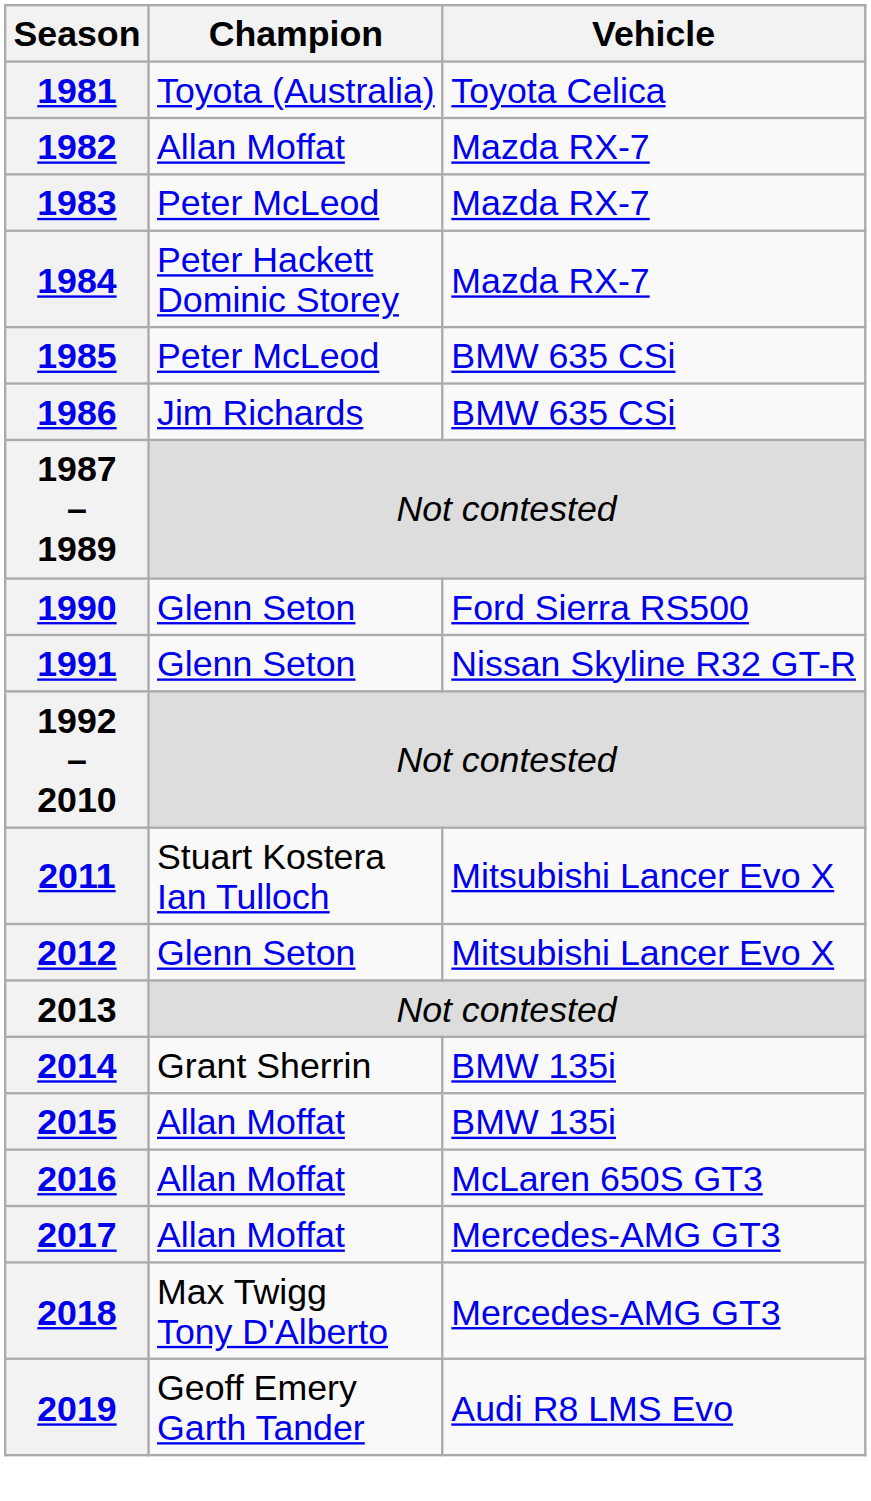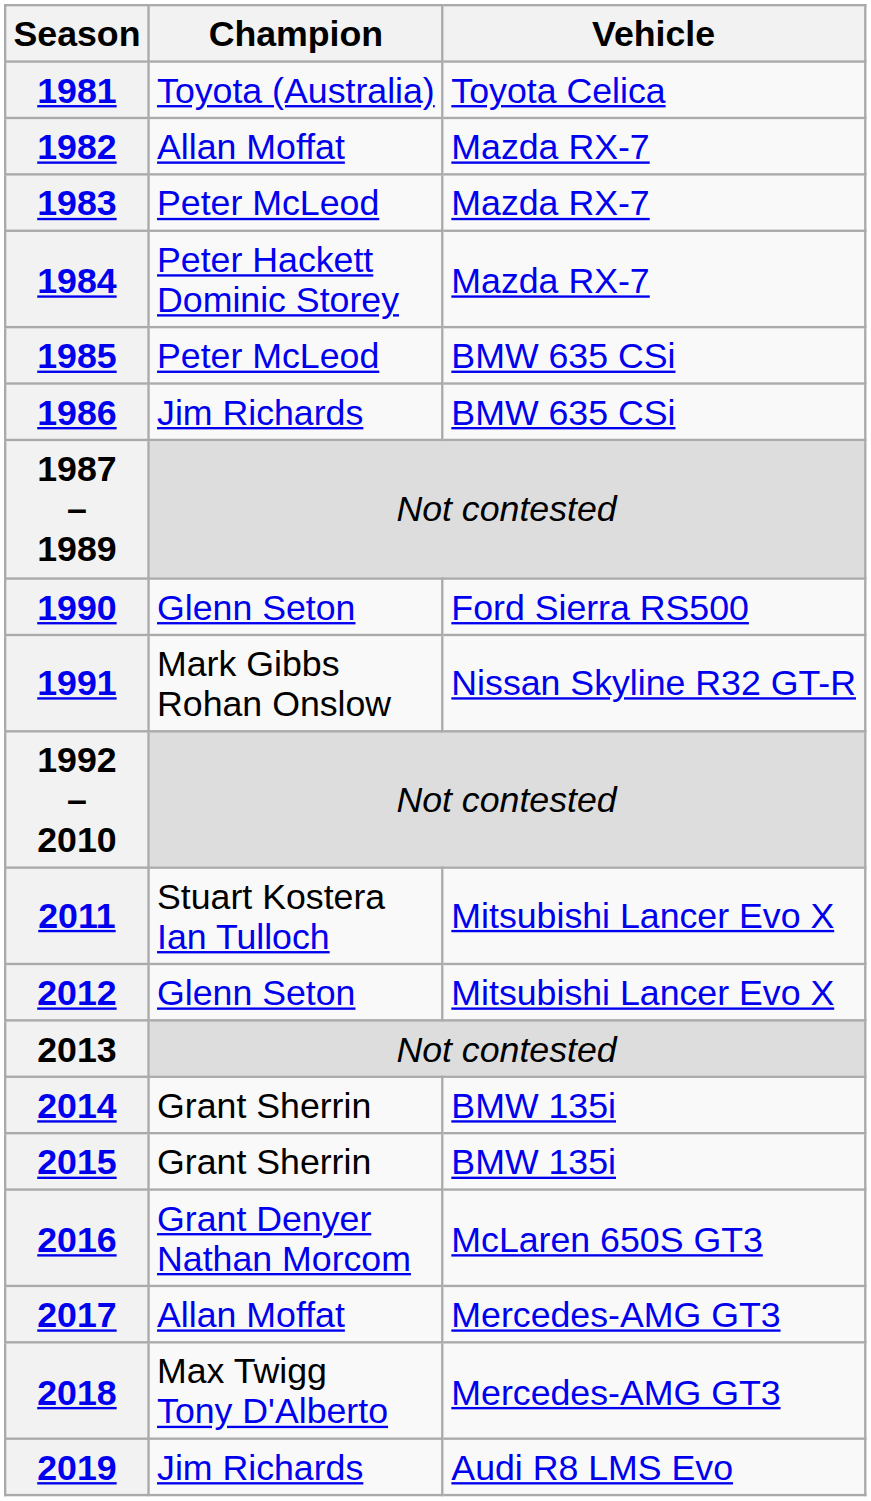(256, 662) Glenn Seton -> (274, 682) Mark Gibbs Rohan Onslow
(251, 1122) Allan Moffat -> (264, 1161) Grant Sherrin
(251, 1178) Allan Moffat -> (284, 1238) Grant Denyer Nathan Morcom
(261, 1408) Geoff Emery Garth Tander -> (260, 1468) Jim Richards
